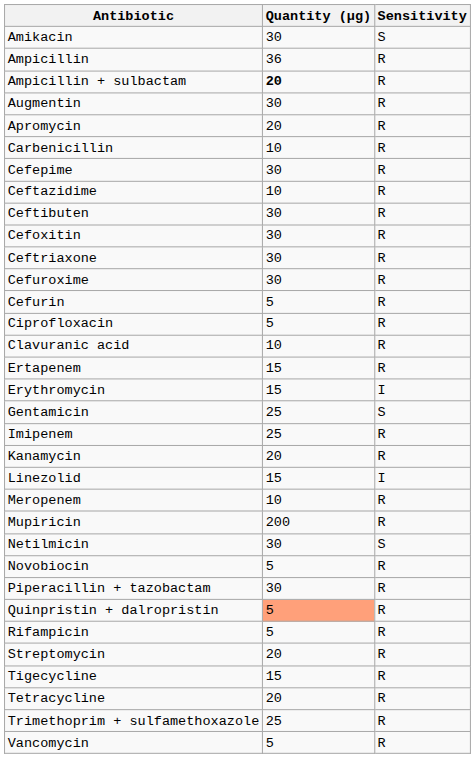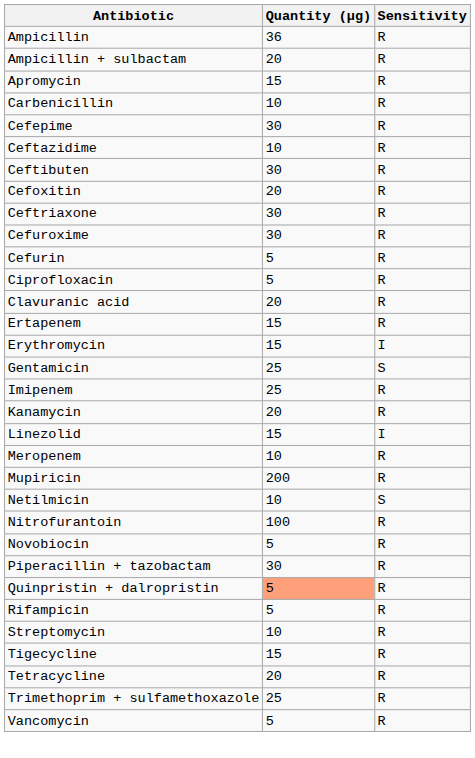- row: (40, 38)
(274, 82) bold -> (274, 60) normal
- row: (44, 104)
(274, 126) 20 -> (274, 82) 15
(274, 236) 30 -> (274, 192) 20
(274, 346) 10 -> (274, 302) 20
(274, 544) 30 -> (274, 500) 10
+ row: (65, 522)
(274, 655) 20 -> (274, 633) 10
